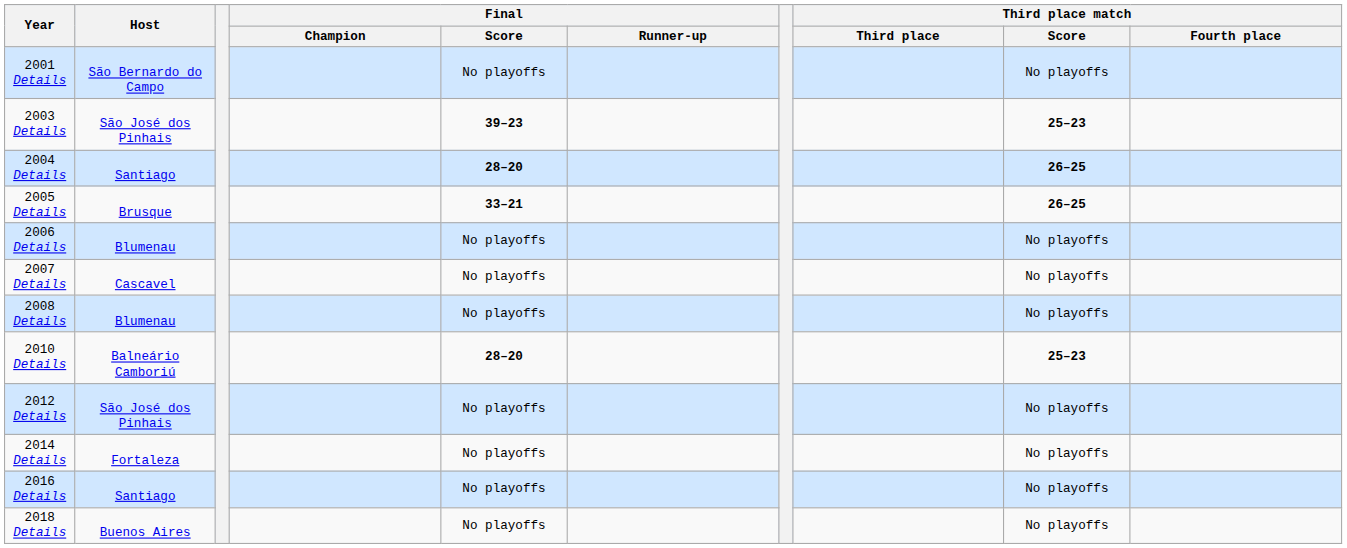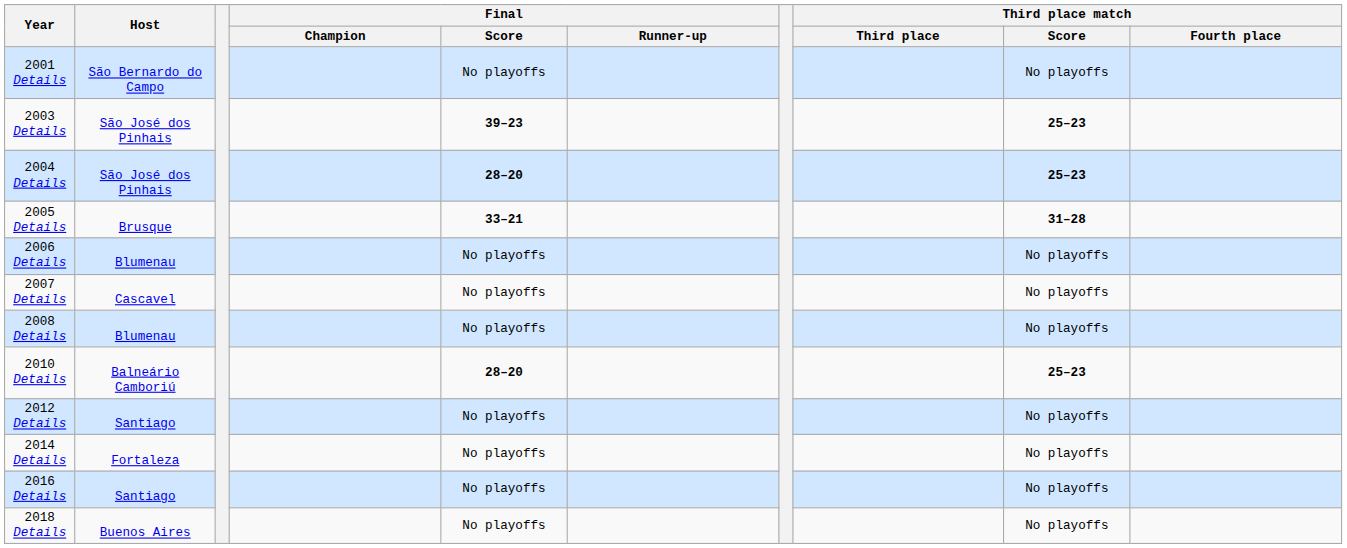(145, 175) Santiago -> (145, 183) São José dos Pinhais
(1067, 168) 26–25 -> (1067, 175) 25–23
(1067, 204) 26–25 -> (1067, 219) 31–28
(145, 416) São José dos Pinhais -> (145, 424) Santiago
